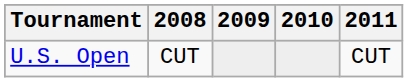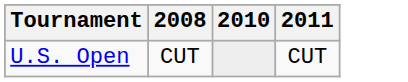- column: (244, 23)
